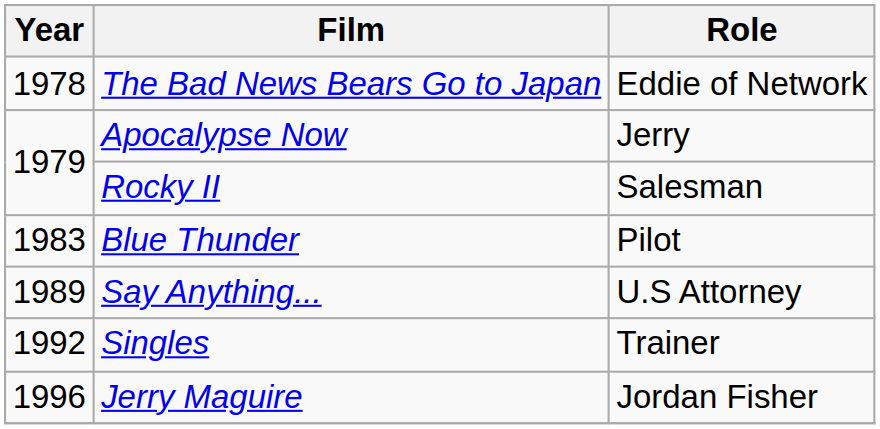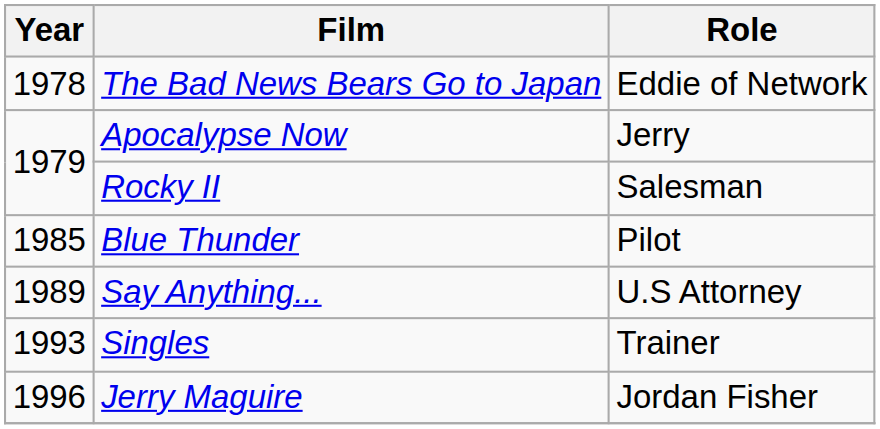(49, 239) 1983 -> (49, 239) 1985
(49, 344) 1992 -> (49, 344) 1993
